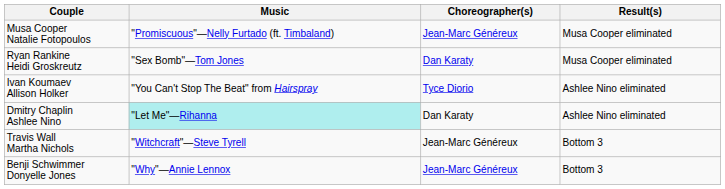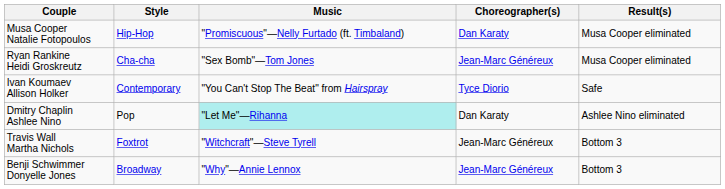+ column: (157, 12)
(470, 34) Jean-Marc Généreux -> (484, 34) Dan Karaty
(448, 61) Dan Karaty -> (506, 61) Jean-Marc Généreux
(614, 88) Ashlee Nino eliminated -> (592, 88) Safe
